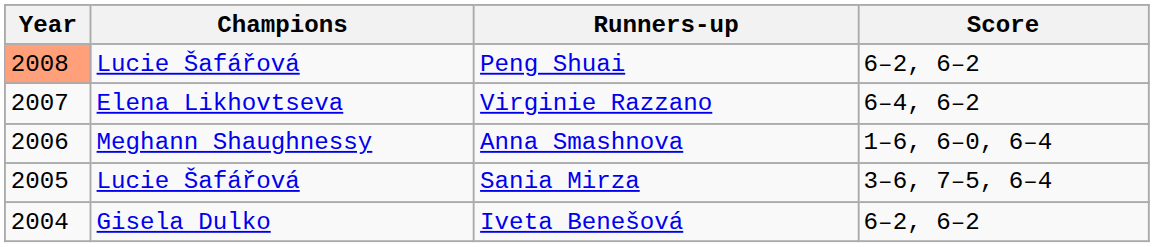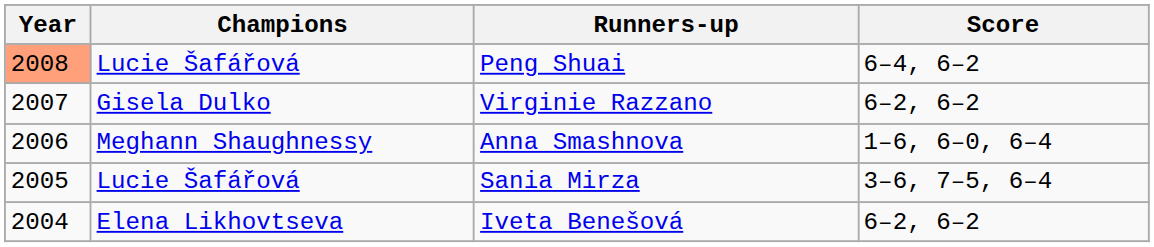(922, 64) 6–2, 6–2 -> (922, 64) 6–4, 6–2
(220, 103) Elena Likhovtseva -> (184, 103) Gisela Dulko
(922, 103) 6–4, 6–2 -> (922, 103) 6–2, 6–2
(184, 222) Gisela Dulko -> (220, 222) Elena Likhovtseva
